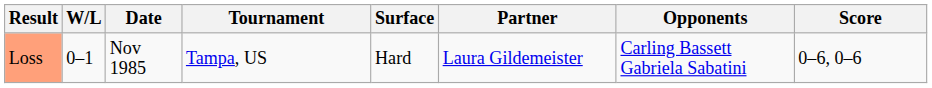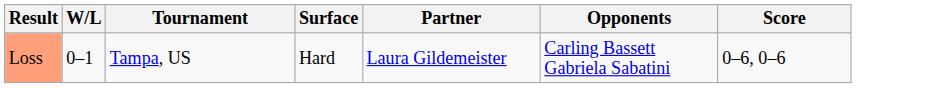- column: (144, 18)
